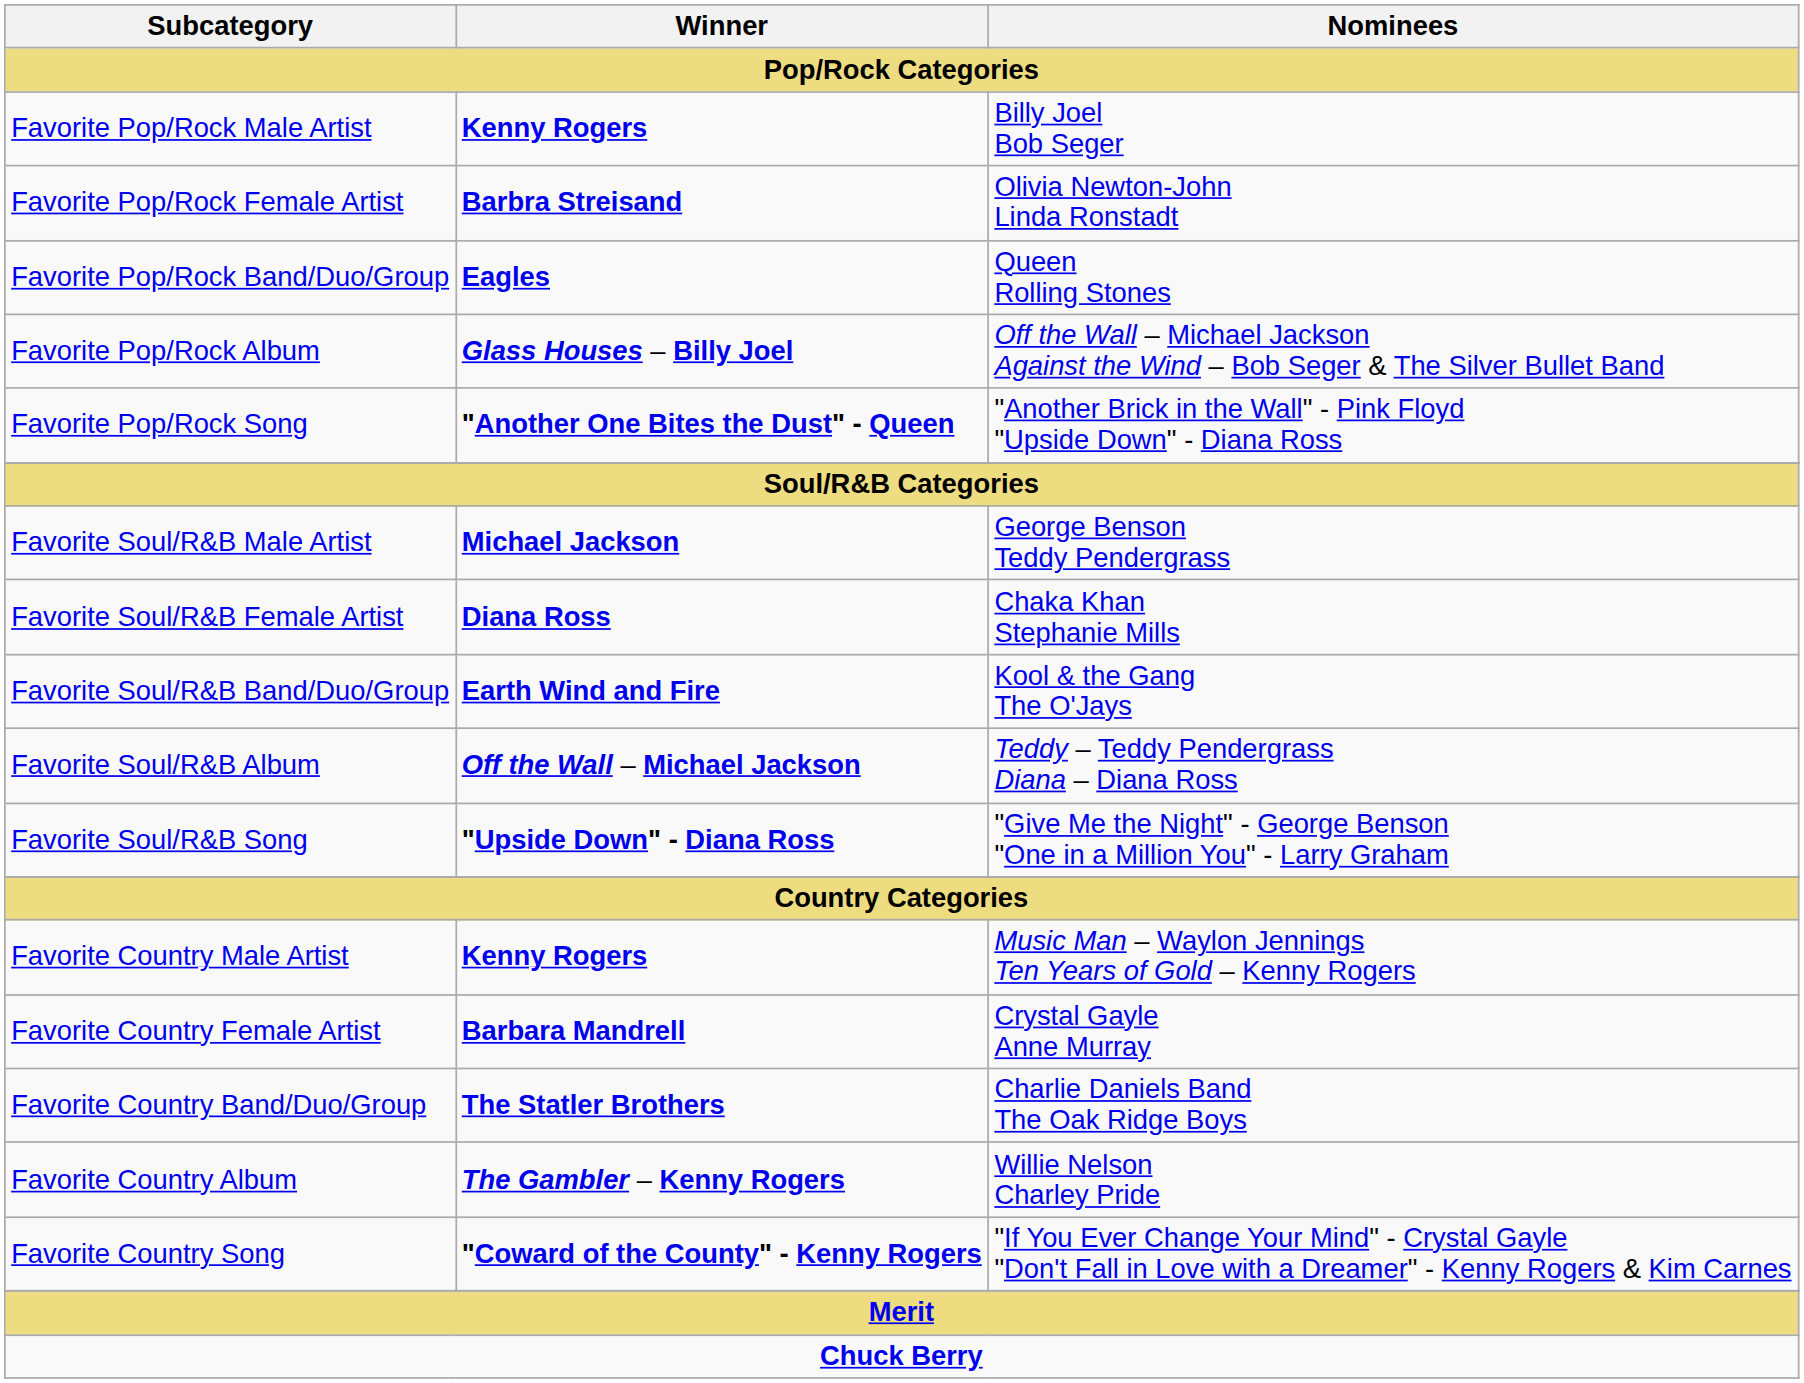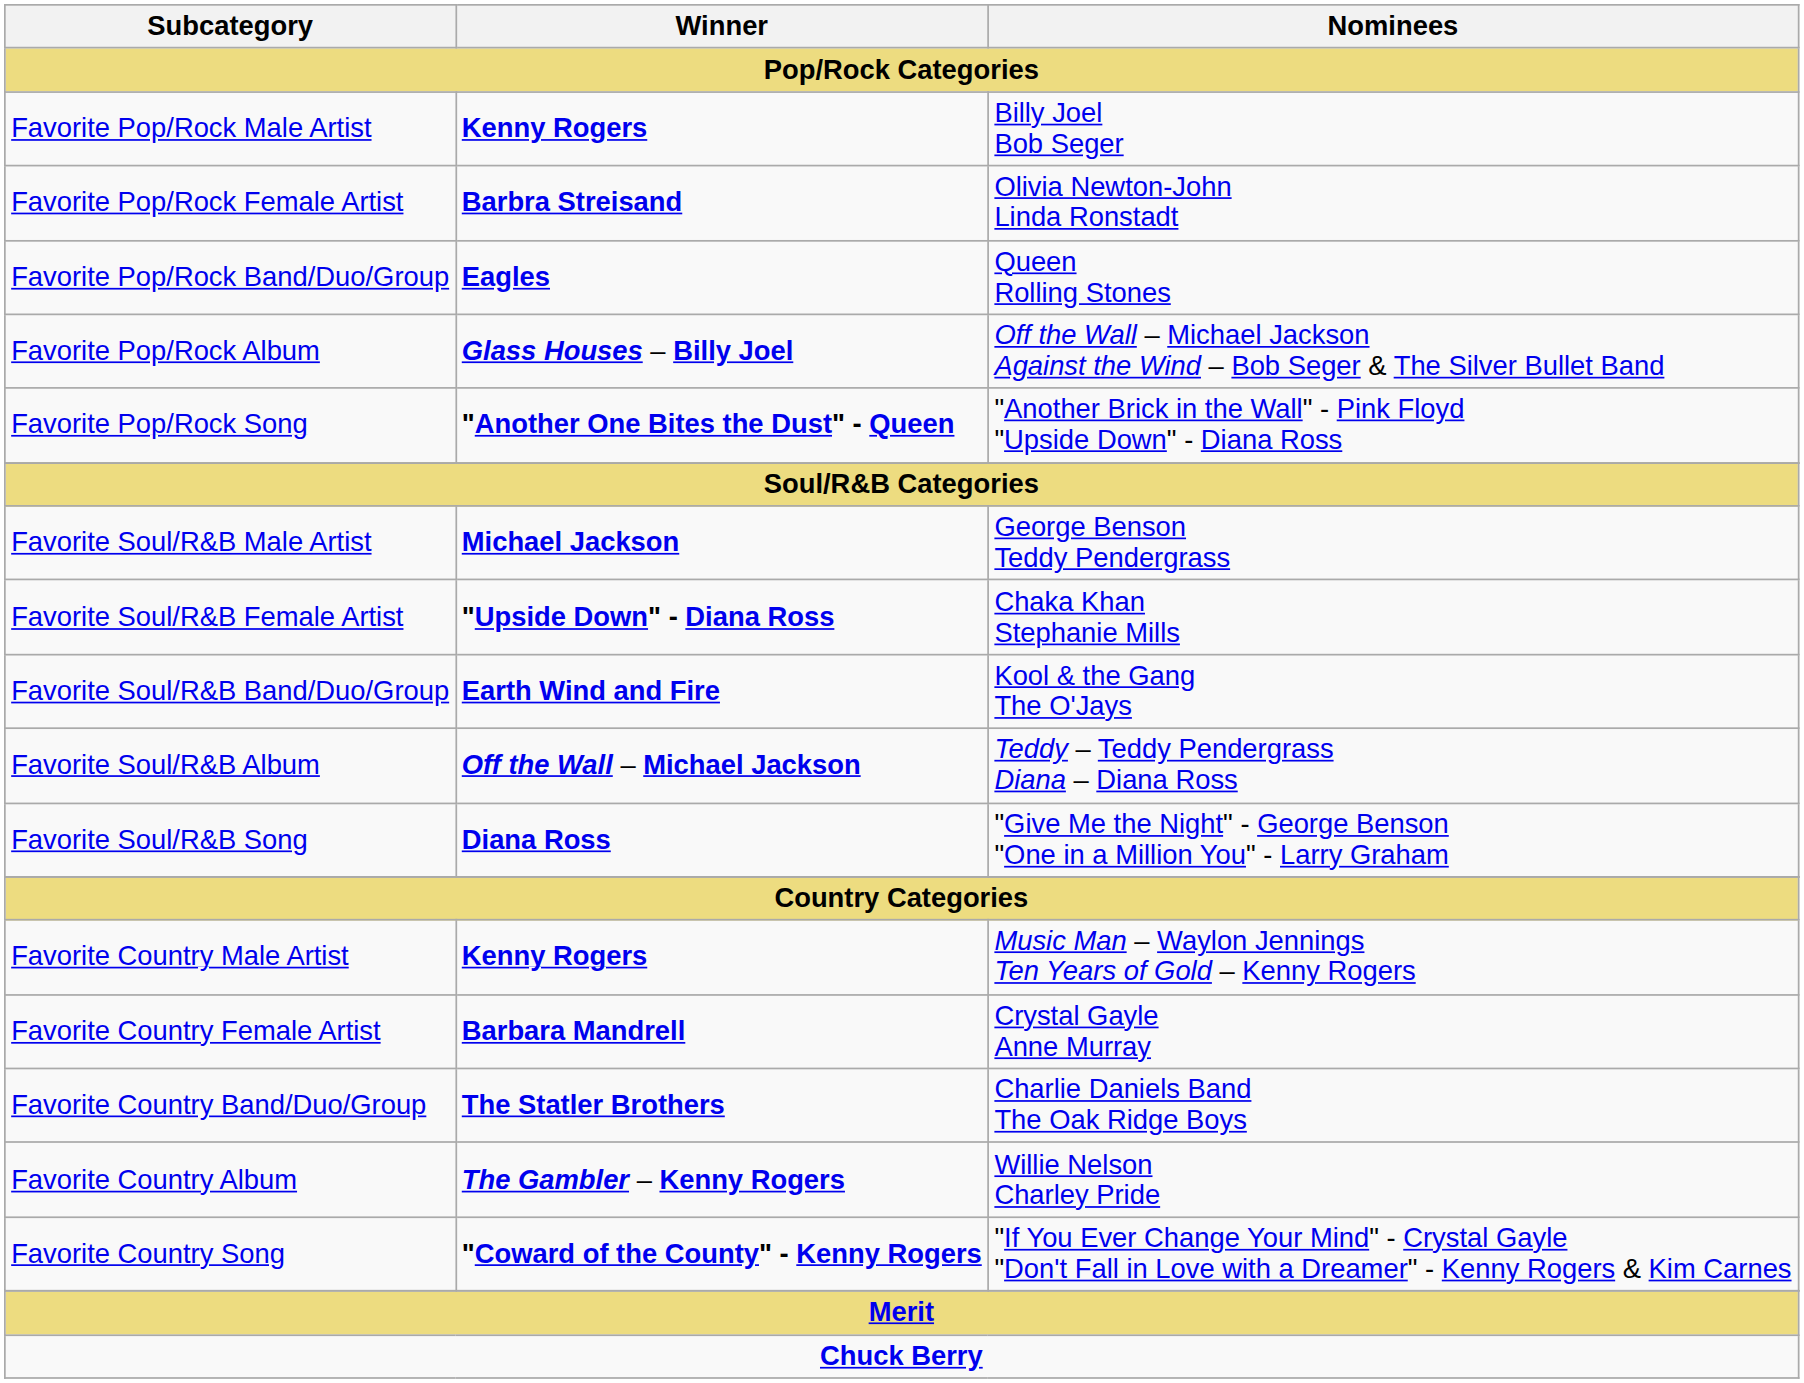(536, 616) Diana Ross -> (648, 616) "Upside Down" - Diana Ross
(648, 839) "Upside Down" - Diana Ross -> (536, 839) Diana Ross
